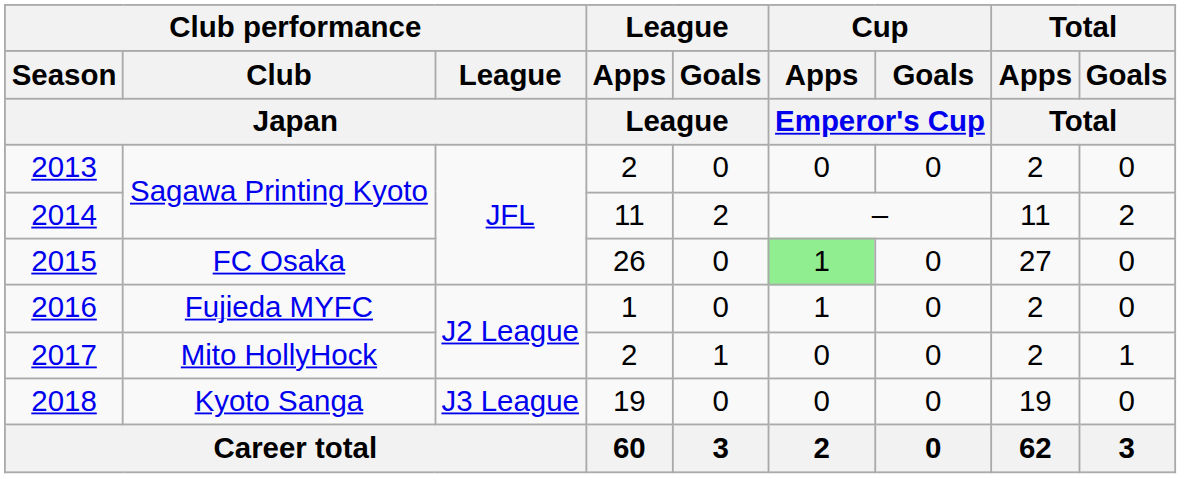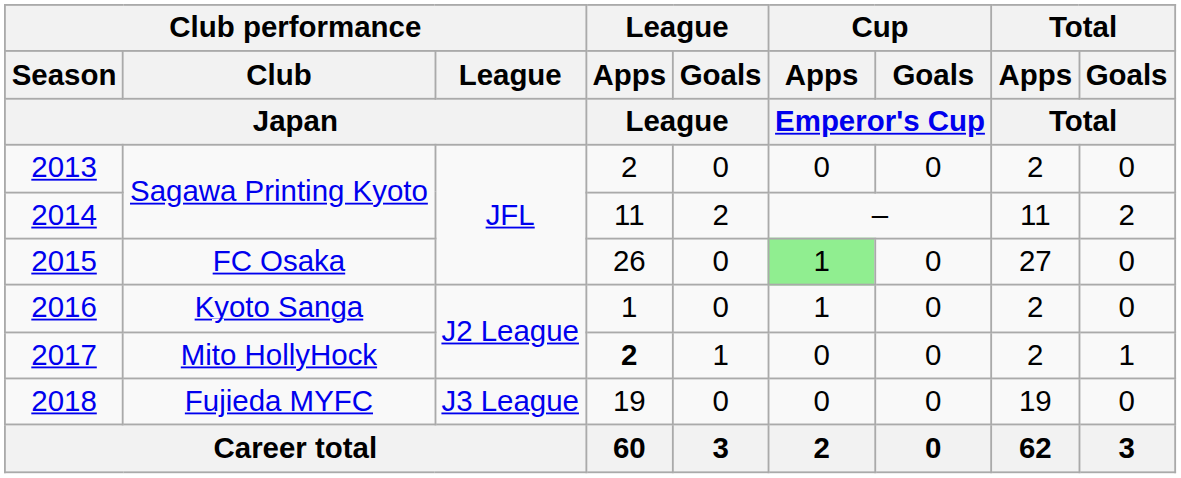(279, 307) Fujieda MYFC -> (279, 307) Kyoto Sanga
(629, 354) normal -> (629, 354) bold
(279, 401) Kyoto Sanga -> (279, 401) Fujieda MYFC
